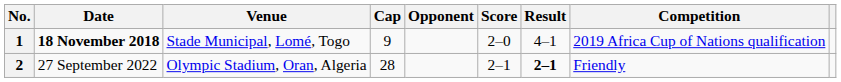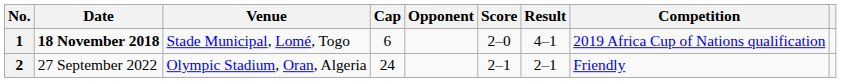(387, 41) 9 -> (387, 41) 6
(387, 65) 28 -> (387, 65) 24
(545, 65) bold -> (545, 65) normal
